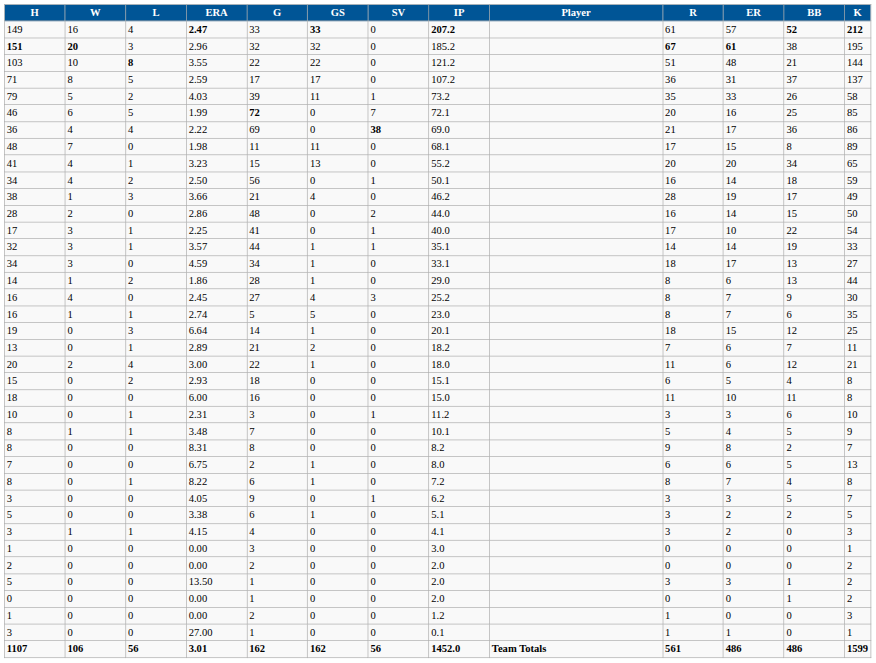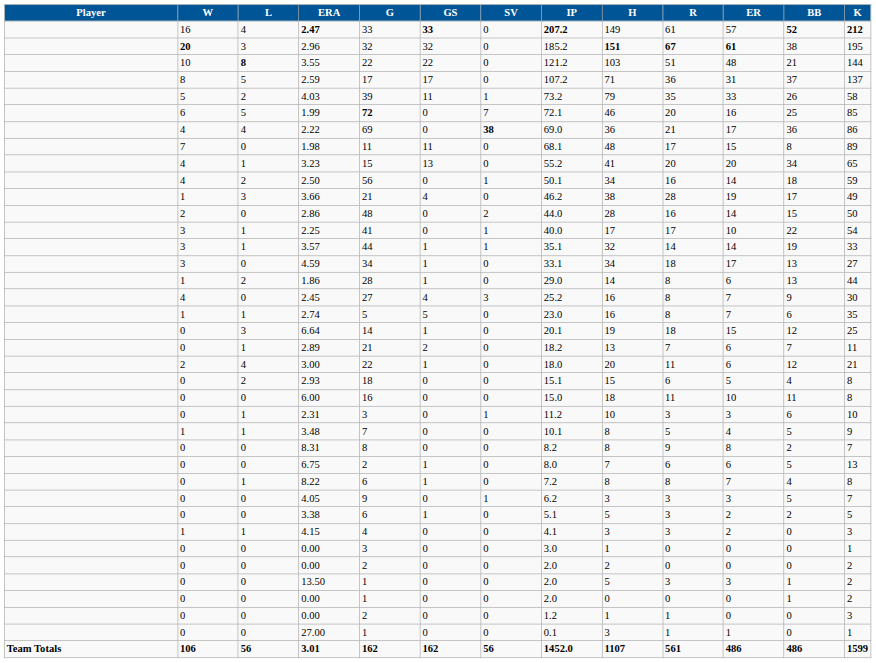columns swapped: (576, 12) <-> (35, 12)
